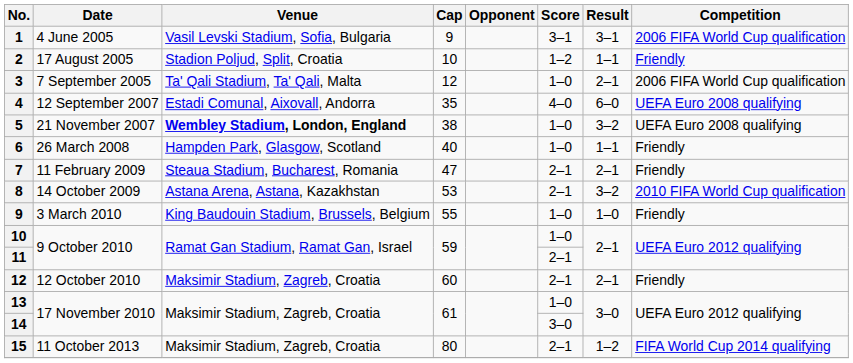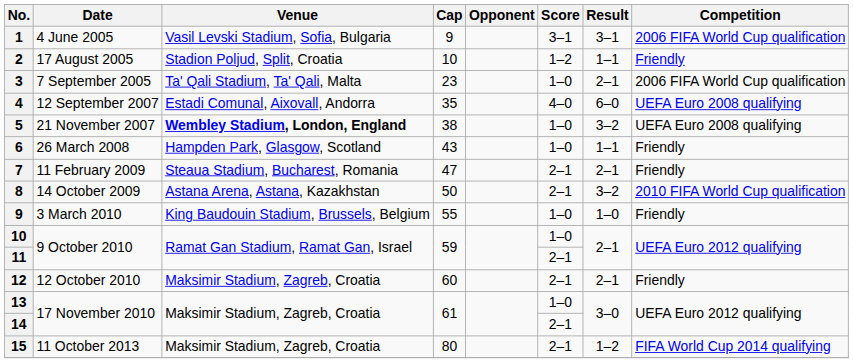(449, 81) 12 -> (449, 81) 23
(449, 147) 40 -> (449, 147) 43
(449, 192) 53 -> (449, 192) 50
(560, 324) 3–0 -> (560, 324) 2–1
